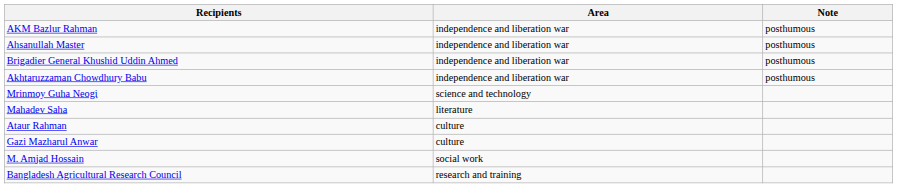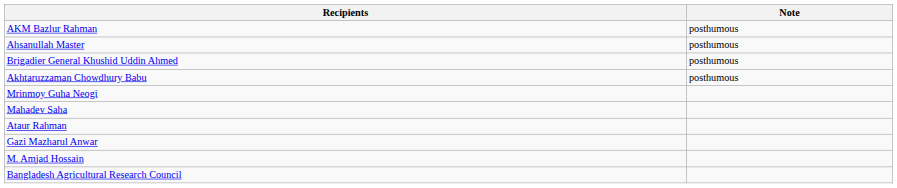- column: (598, 12)
